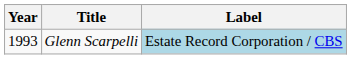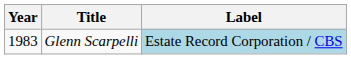(23, 41) 1993 -> (23, 41) 1983
